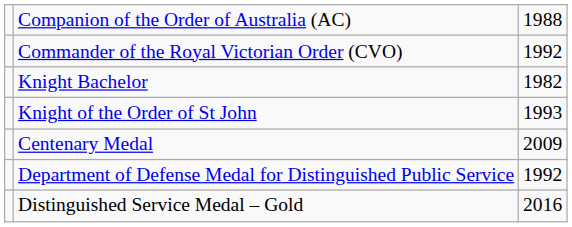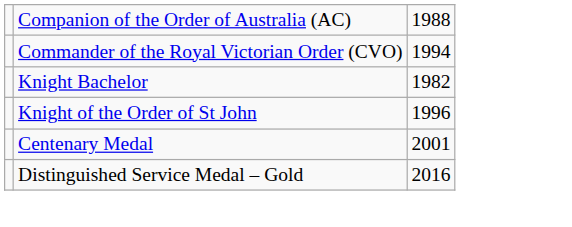(543, 50) 1992 -> (431, 50) 1994
(543, 112) 1993 -> (431, 112) 1996
(543, 143) 2009 -> (431, 143) 2001
- row: (266, 174)
